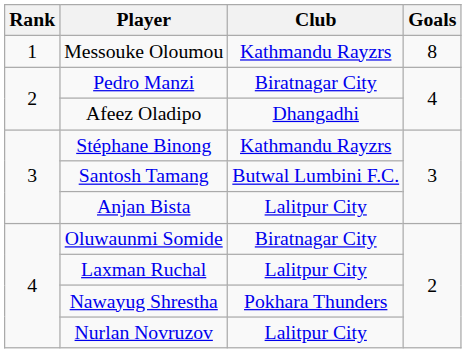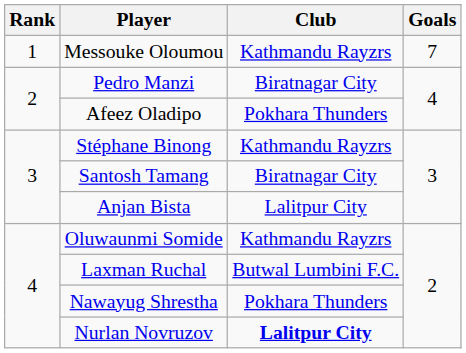(432, 51) 8 -> (432, 51) 7
(316, 113) Dhangadhi -> (316, 113) Pokhara Thunders
(316, 176) Butwal Lumbini F.C. -> (316, 176) Biratnagar City
(316, 238) Biratnagar City -> (316, 238) Kathmandu Rayzrs
(316, 269) Lalitpur City -> (316, 269) Butwal Lumbini F.C.
(316, 332) normal -> (316, 332) bold
